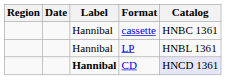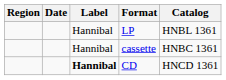rows swapped: (128, 48) <-> (139, 30)
(190, 65) lavender background -> (190, 65) no background
